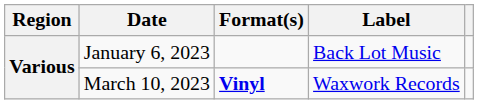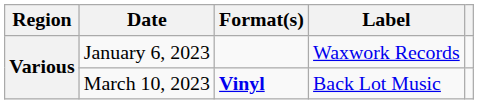(377, 51) Back Lot Music -> (386, 51) Waxwork Records
(386, 83) Waxwork Records -> (377, 83) Back Lot Music
